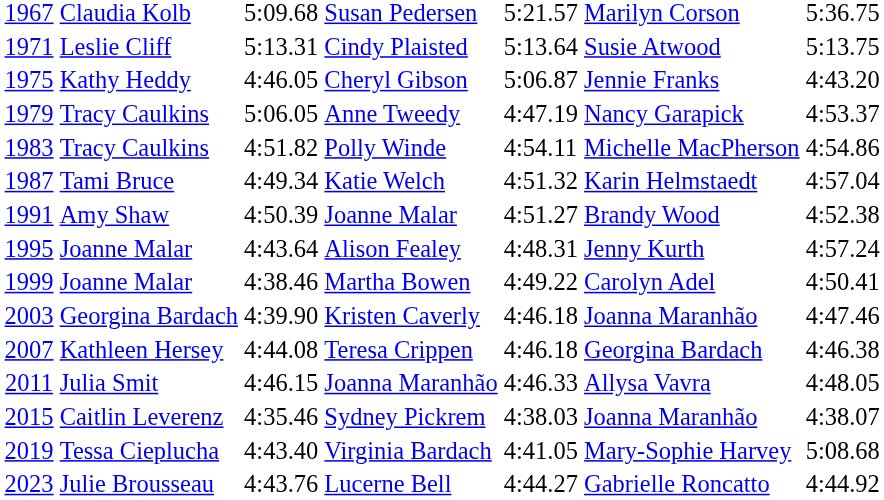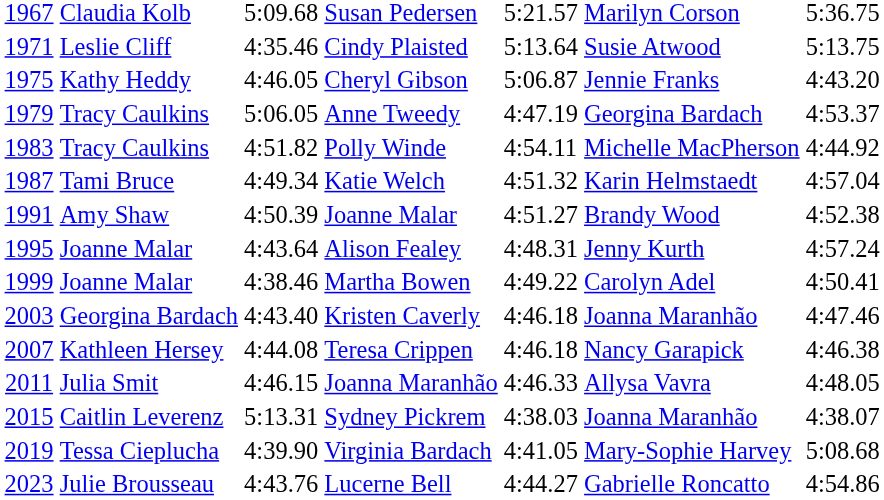(281, 46) 5:13.31 -> (281, 46) 4:35.46
(664, 114) Nancy Garapick -> (673, 114) Georgina Bardach
(843, 147) 4:54.86 -> (843, 147) 4:44.92
(281, 316) 4:39.90 -> (281, 316) 4:43.40
(673, 349) Georgina Bardach -> (664, 349) Nancy Garapick
(281, 417) 4:35.46 -> (281, 417) 5:13.31
(281, 450) 4:43.40 -> (281, 450) 4:39.90
(843, 484) 4:44.92 -> (843, 484) 4:54.86
